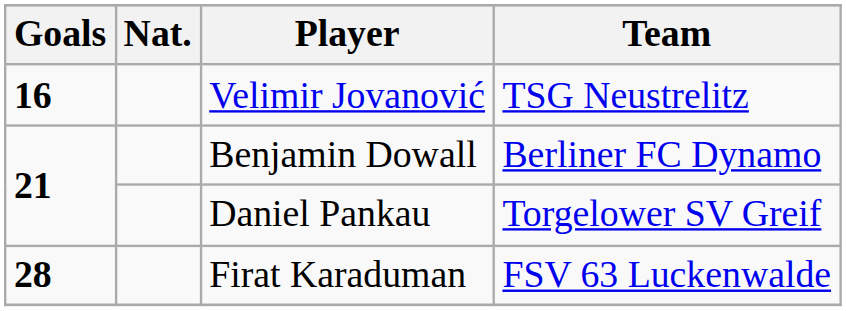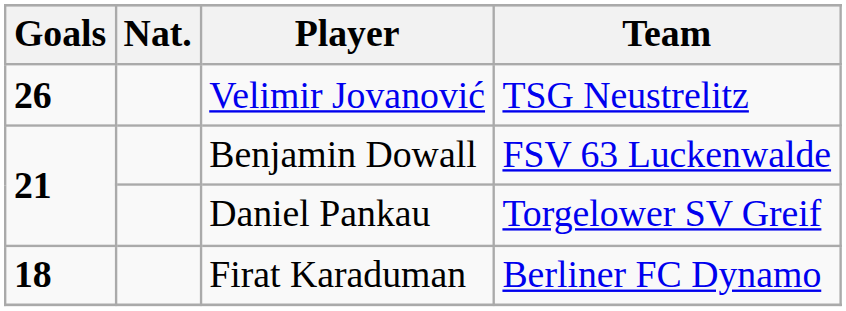(33, 94) 16 -> (33, 94) 26
(662, 154) Berliner FC Dynamo -> (667, 154) FSV 63 Luckenwalde
(33, 273) 28 -> (33, 273) 18
(667, 273) FSV 63 Luckenwalde -> (662, 273) Berliner FC Dynamo
